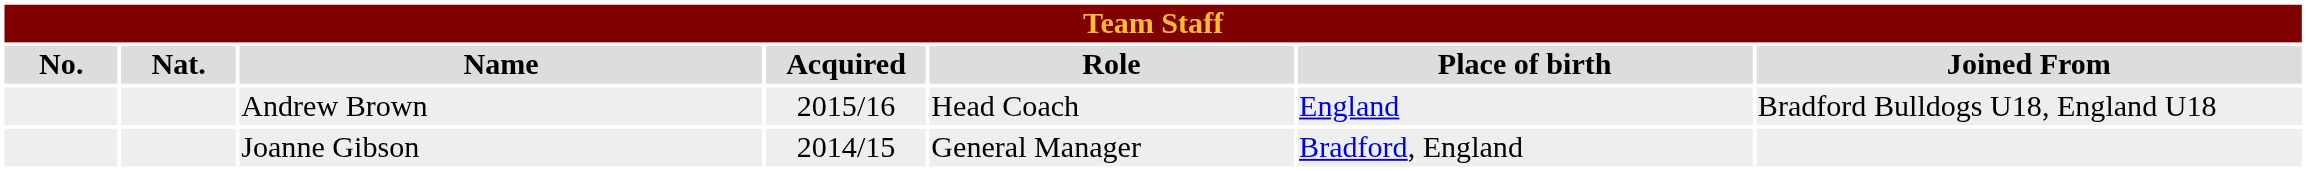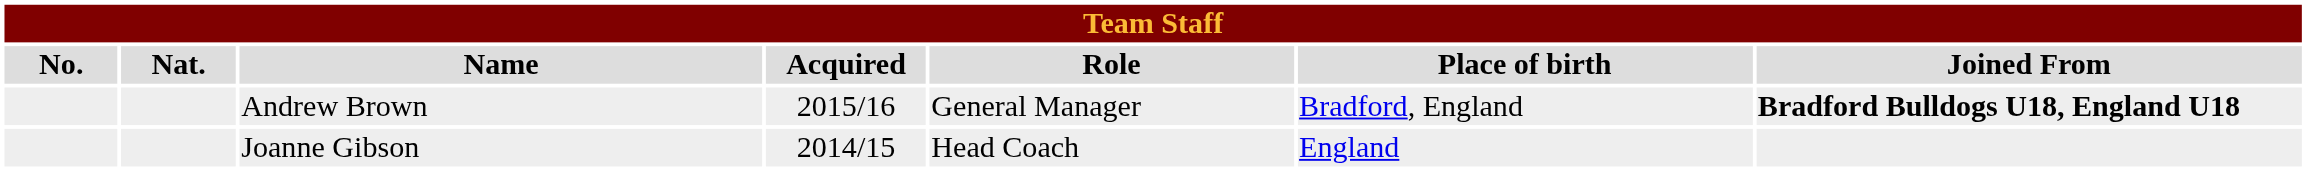(1005, 105) Head Coach -> (1036, 105) General Manager
(1349, 105) England -> (1411, 105) Bradford, England
(1987, 105) normal -> (1999, 105) bold
(1036, 147) General Manager -> (1005, 147) Head Coach
(1411, 147) Bradford, England -> (1349, 147) England
